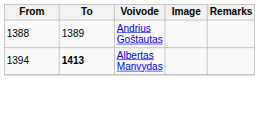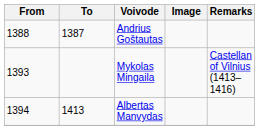(73, 34) 1389 -> (73, 34) 1387
+ row: (136, 72)
(73, 61) bold -> (73, 111) normal
